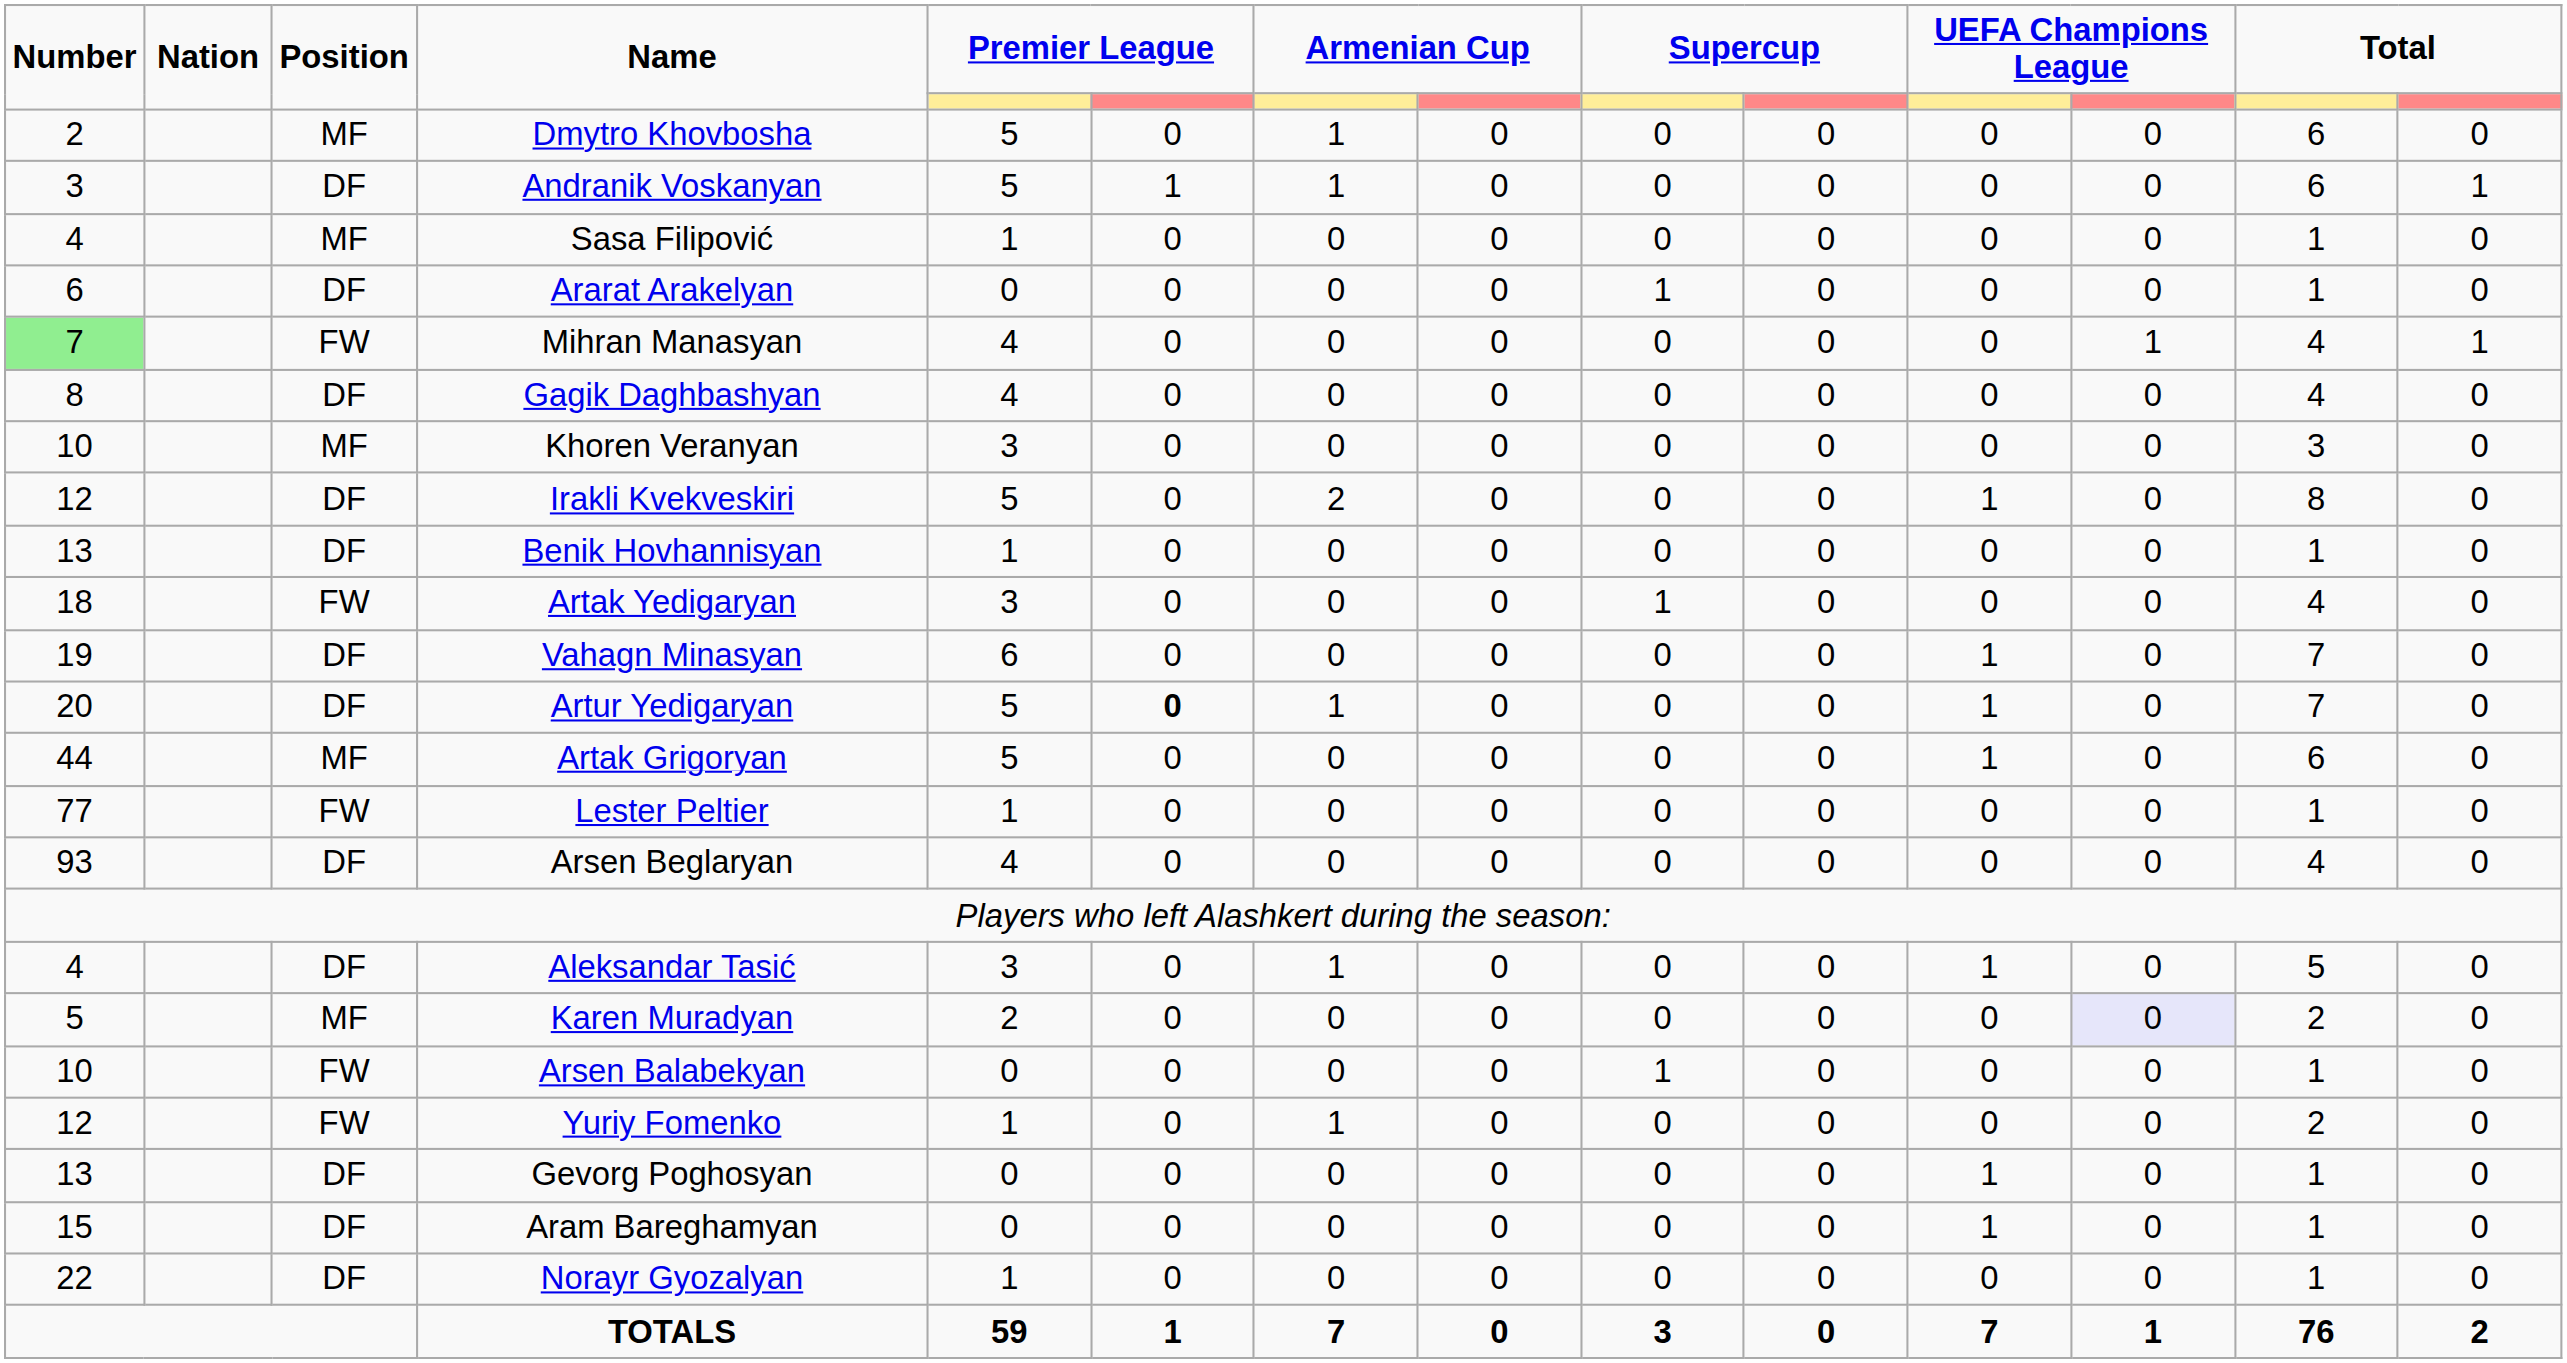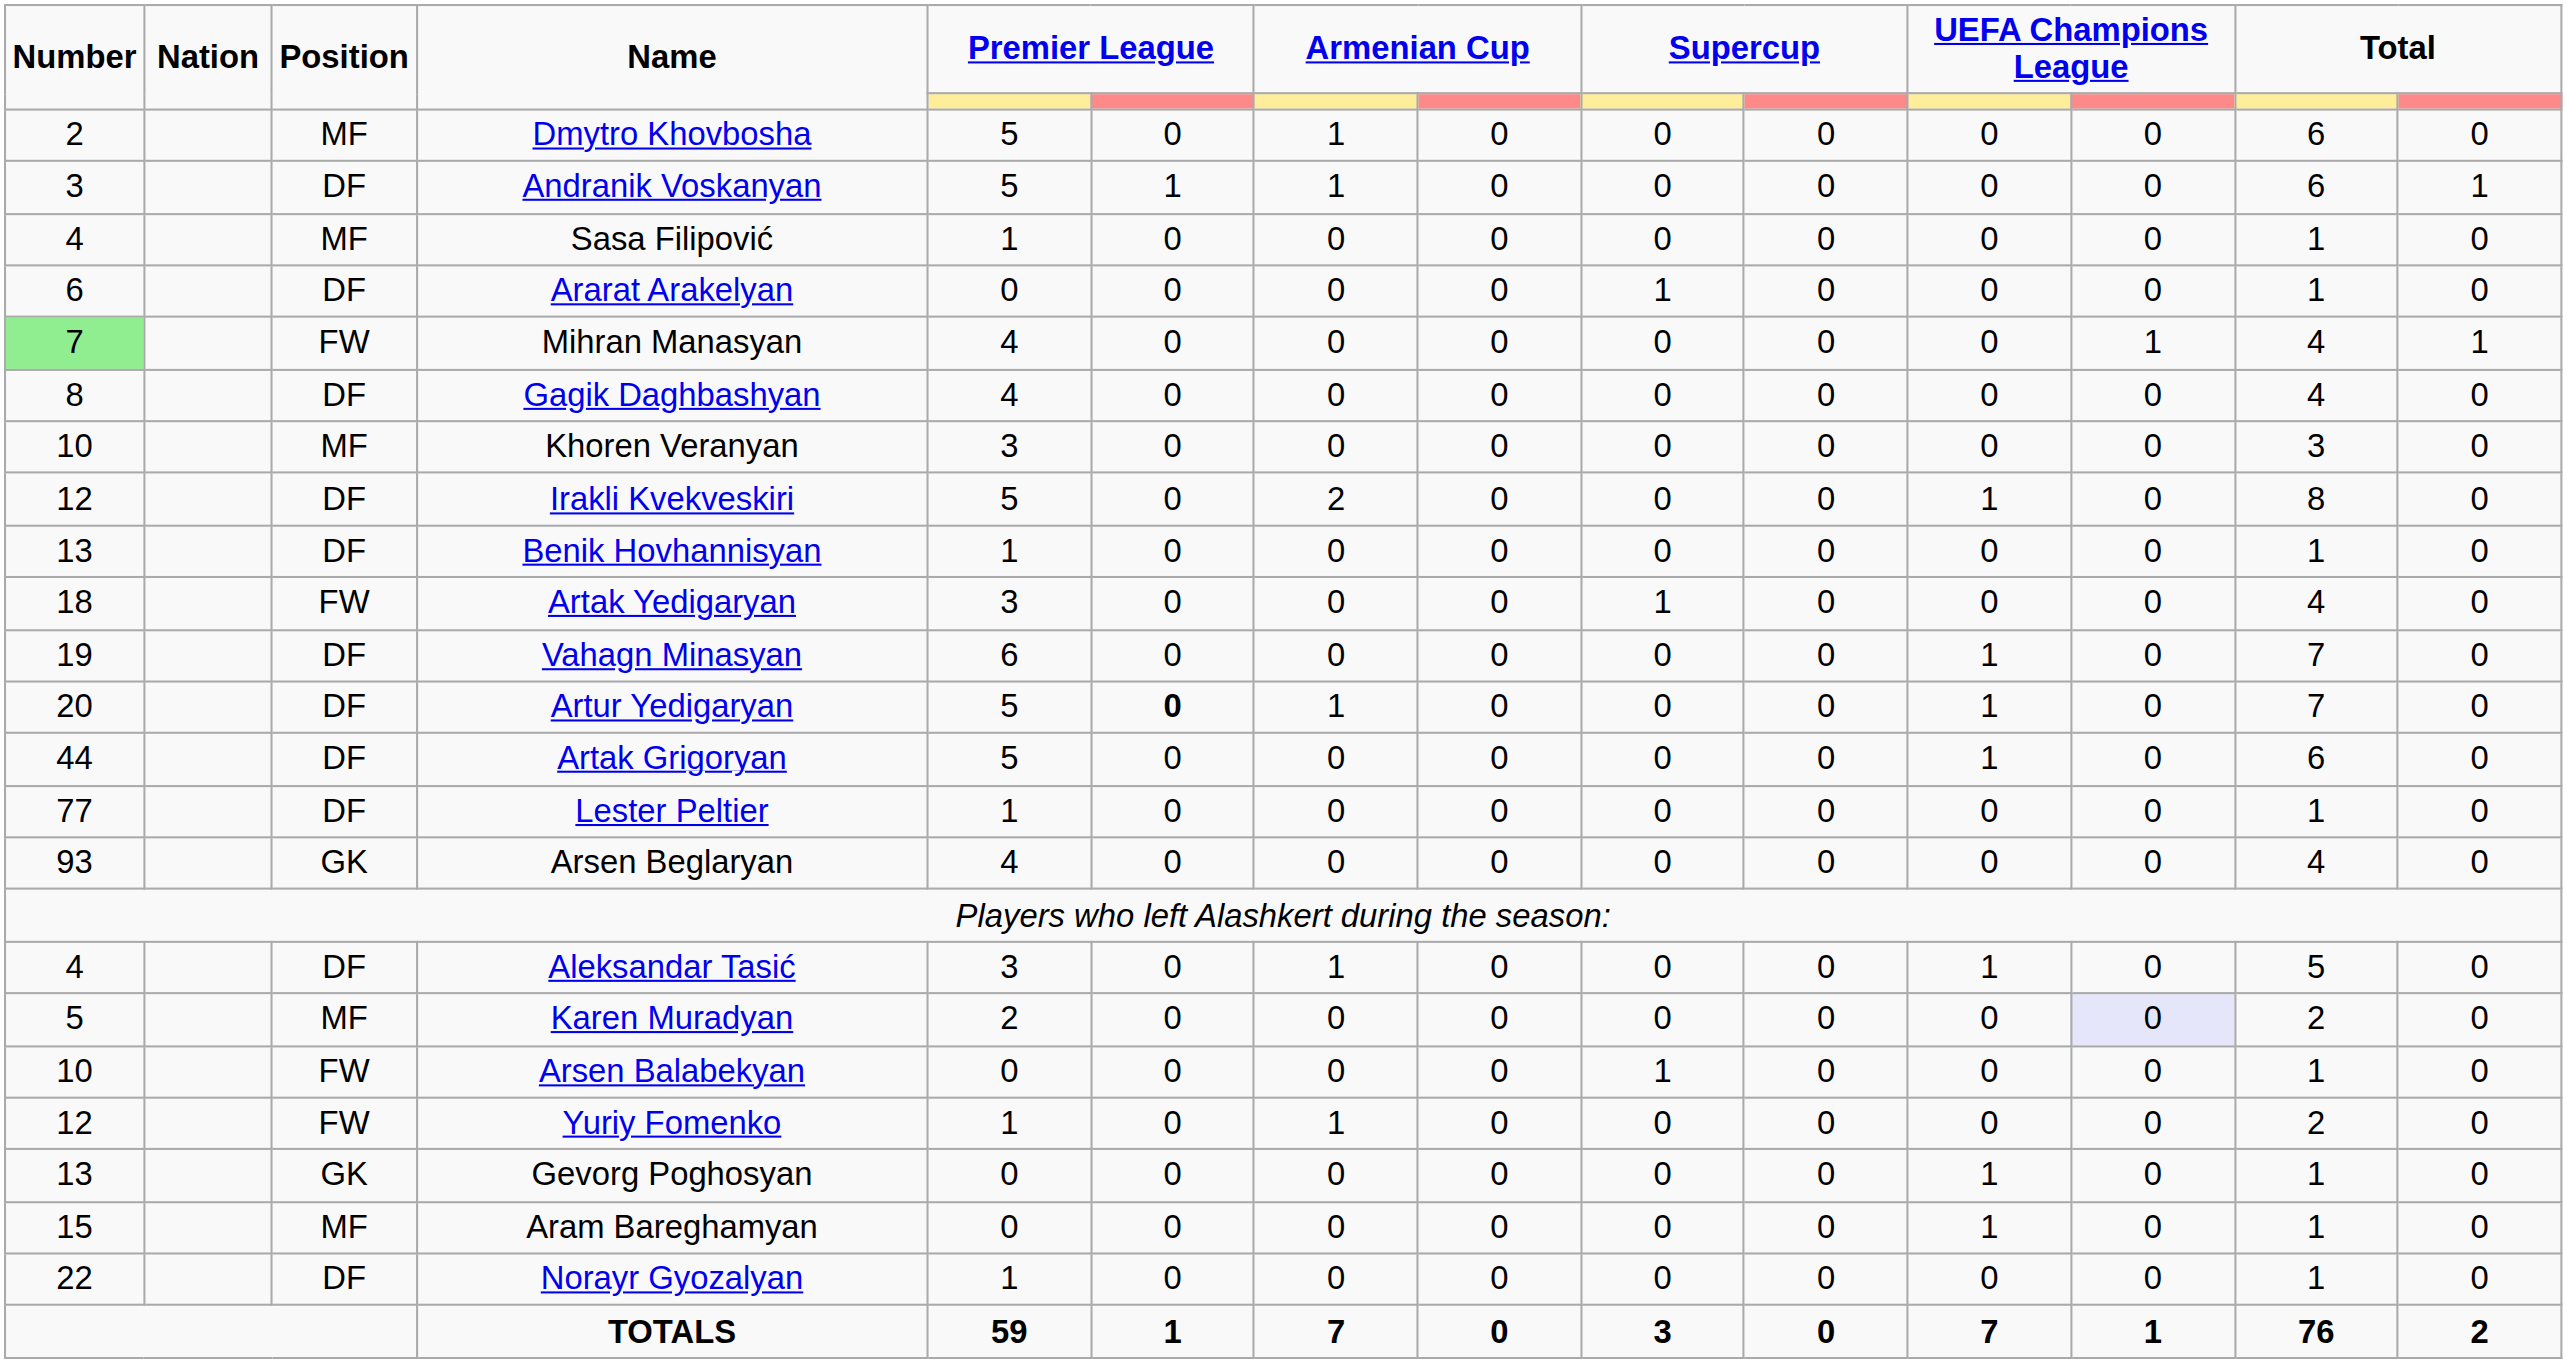(344, 758) MF -> (344, 758) DF
(344, 810) FW -> (344, 810) DF
(344, 862) DF -> (344, 862) GK
(344, 1174) DF -> (344, 1174) GK
(344, 1226) DF -> (344, 1226) MF
